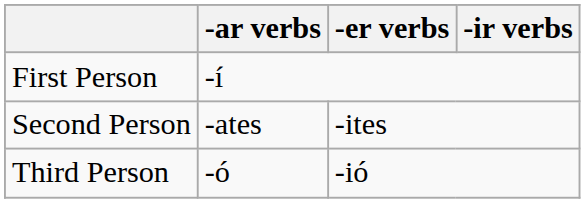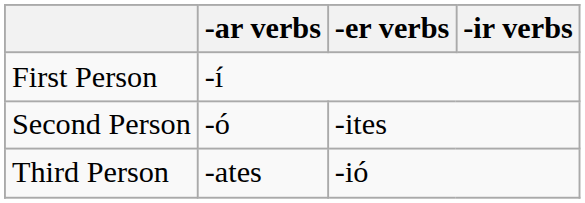(233, 124) -ates -> (217, 124) -ó
(217, 172) -ó -> (233, 172) -ates
